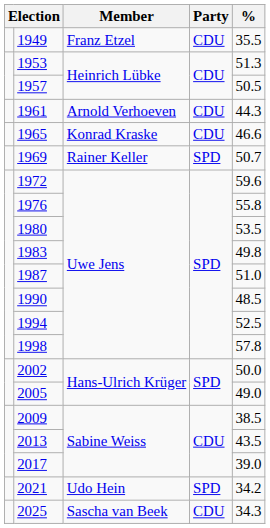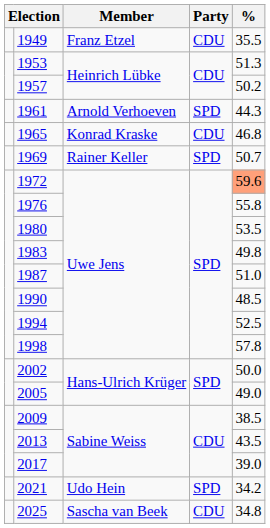(249, 87) 50.5 -> (249, 87) 50.2
(209, 110) CDU -> (207, 110) SPD
(249, 134) 46.6 -> (249, 134) 46.8
(249, 181) no background -> (249, 181) lightsalmon background
(249, 511) 34.3 -> (249, 511) 34.8
